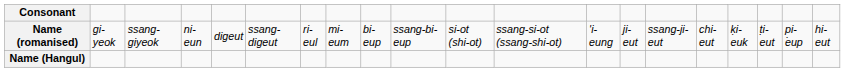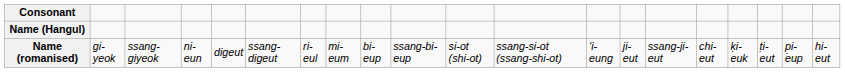rows swapped: (47, 59) <-> (47, 36)
